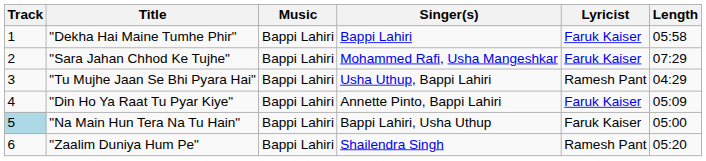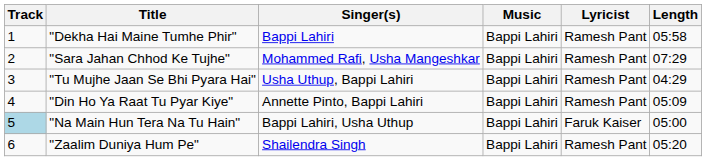columns swapped: (449, 15) <-> (298, 15)
(603, 36) Faruk Kaiser -> (605, 36) Ramesh Pant
(603, 58) Faruk Kaiser -> (605, 58) Ramesh Pant
(603, 101) Faruk Kaiser -> (605, 101) Ramesh Pant
